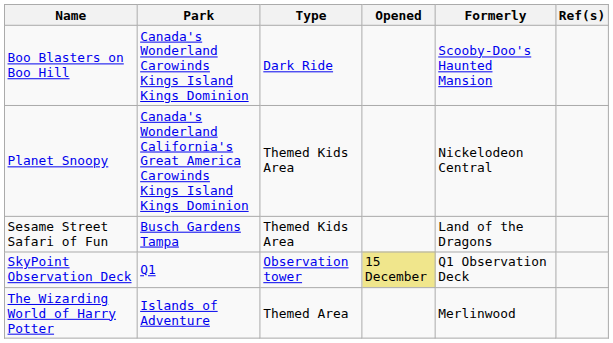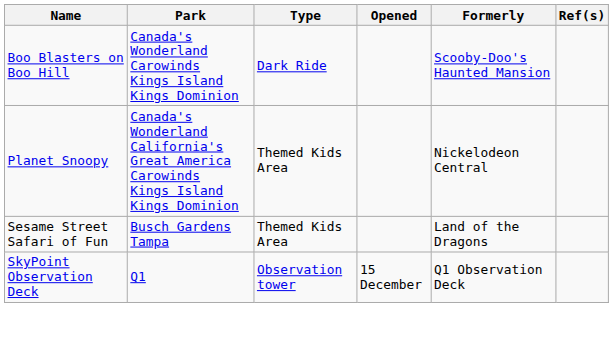(396, 270) khaki background -> (391, 277) no background
- row: (62, 313)
